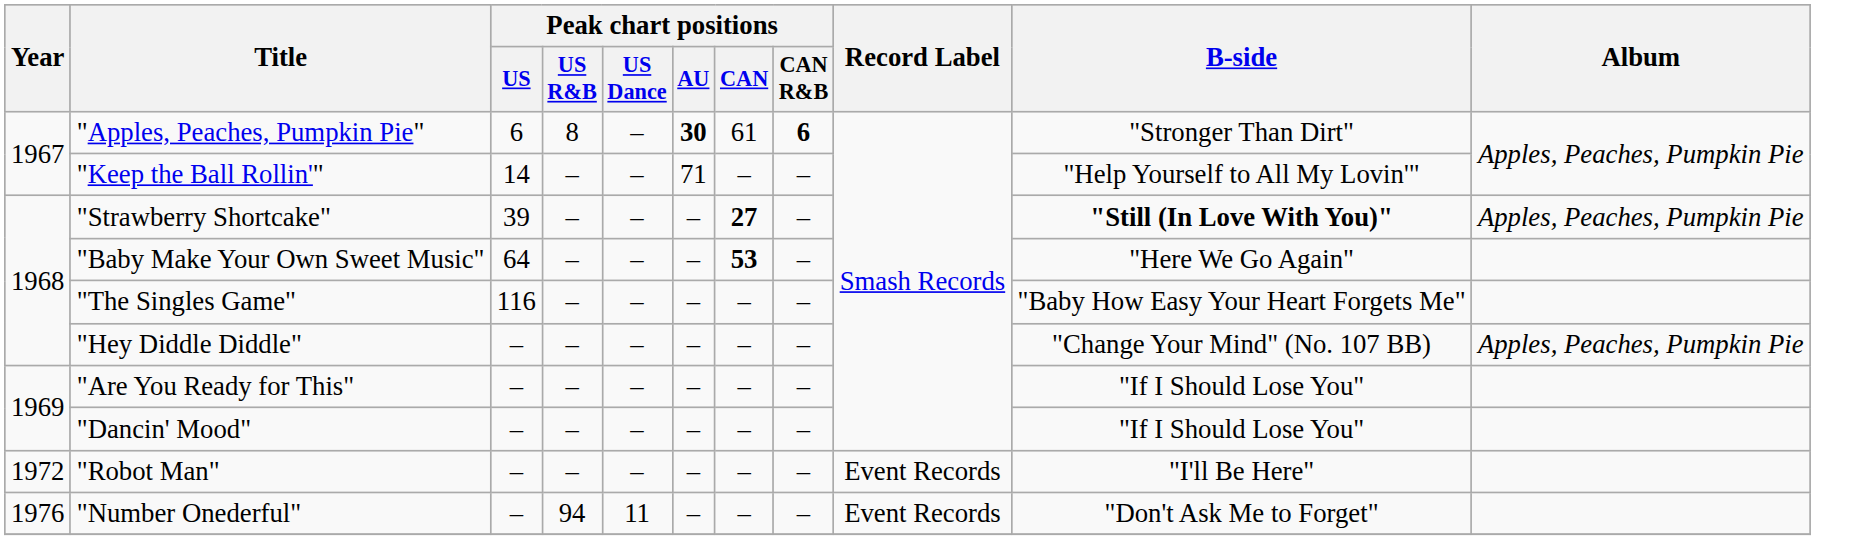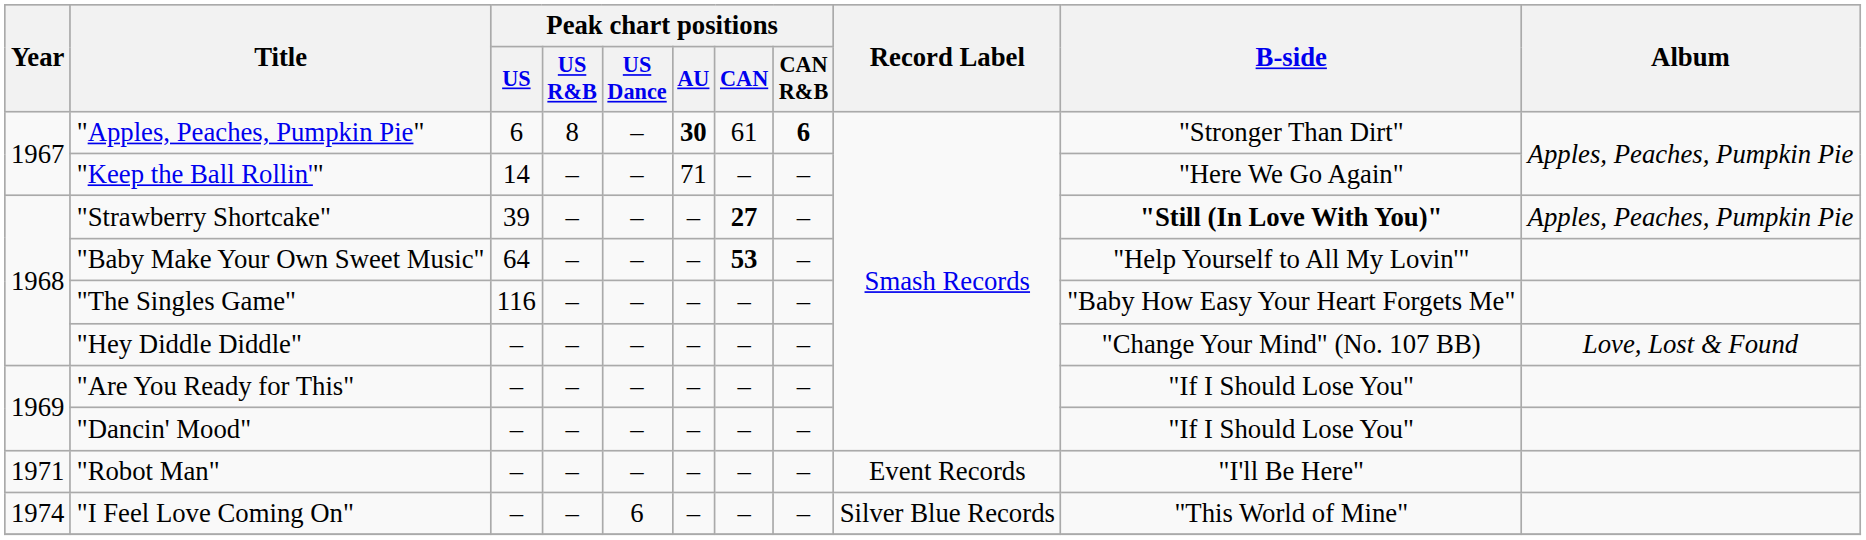(1242, 174) "Help Yourself to All My Lovin'" -> (1291, 174) "Here We Go Again"
(1242, 259) "Here We Go Again" -> (1291, 259) "Help Yourself to All My Lovin'"
(1641, 343) Apples, Peaches, Pumpkin Pie -> (1690, 343) Love, Lost & Found
(38, 471) 1972 -> (38, 471) 1971
+ row: (215, 513)
- row: (189, 513)
